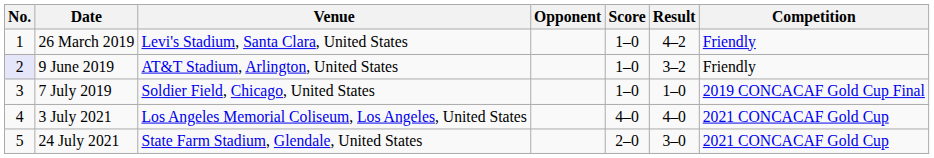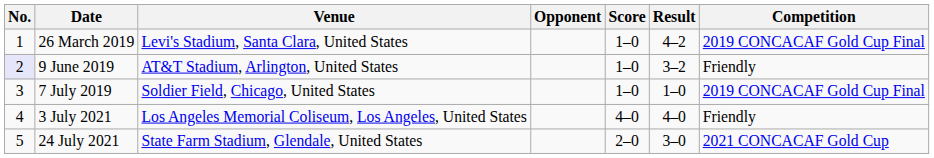(729, 41) Friendly -> (814, 41) 2019 CONCACAF Gold Cup Final
(796, 116) 2021 CONCACAF Gold Cup -> (729, 116) Friendly
